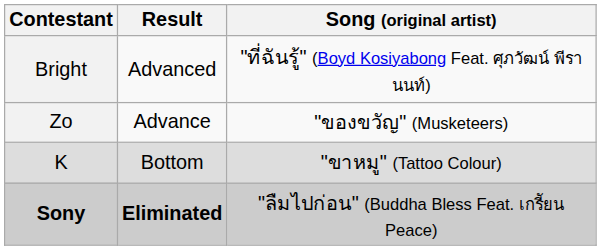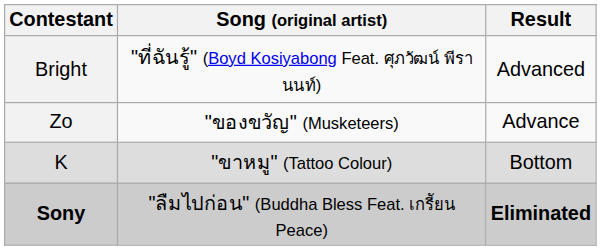columns swapped: (411, 20) <-> (172, 20)
